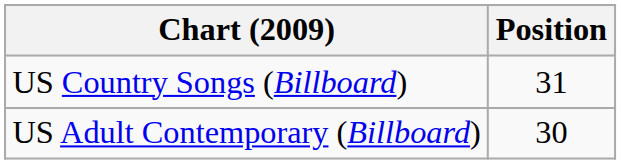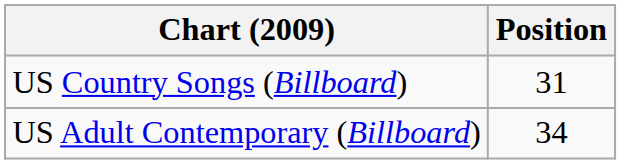(551, 132) 30 -> (551, 132) 34
